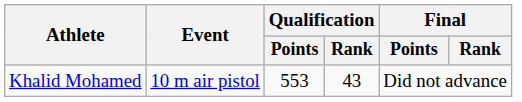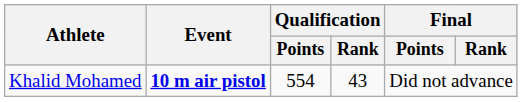(205, 80) normal -> (208, 80) bold
(295, 80) 553 -> (300, 80) 554
